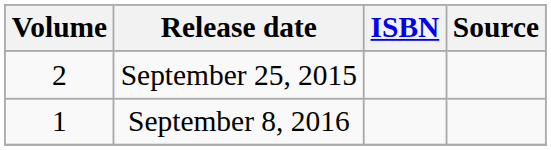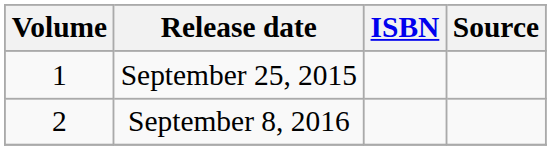(59, 74) 2 -> (59, 74) 1
(59, 121) 1 -> (59, 121) 2
